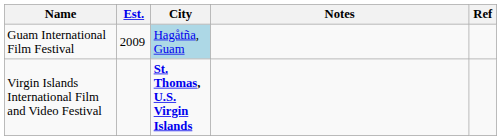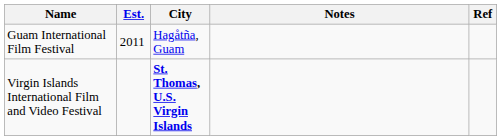(132, 41) 2009 -> (132, 41) 2011
(176, 41) lightblue background -> (176, 41) no background
